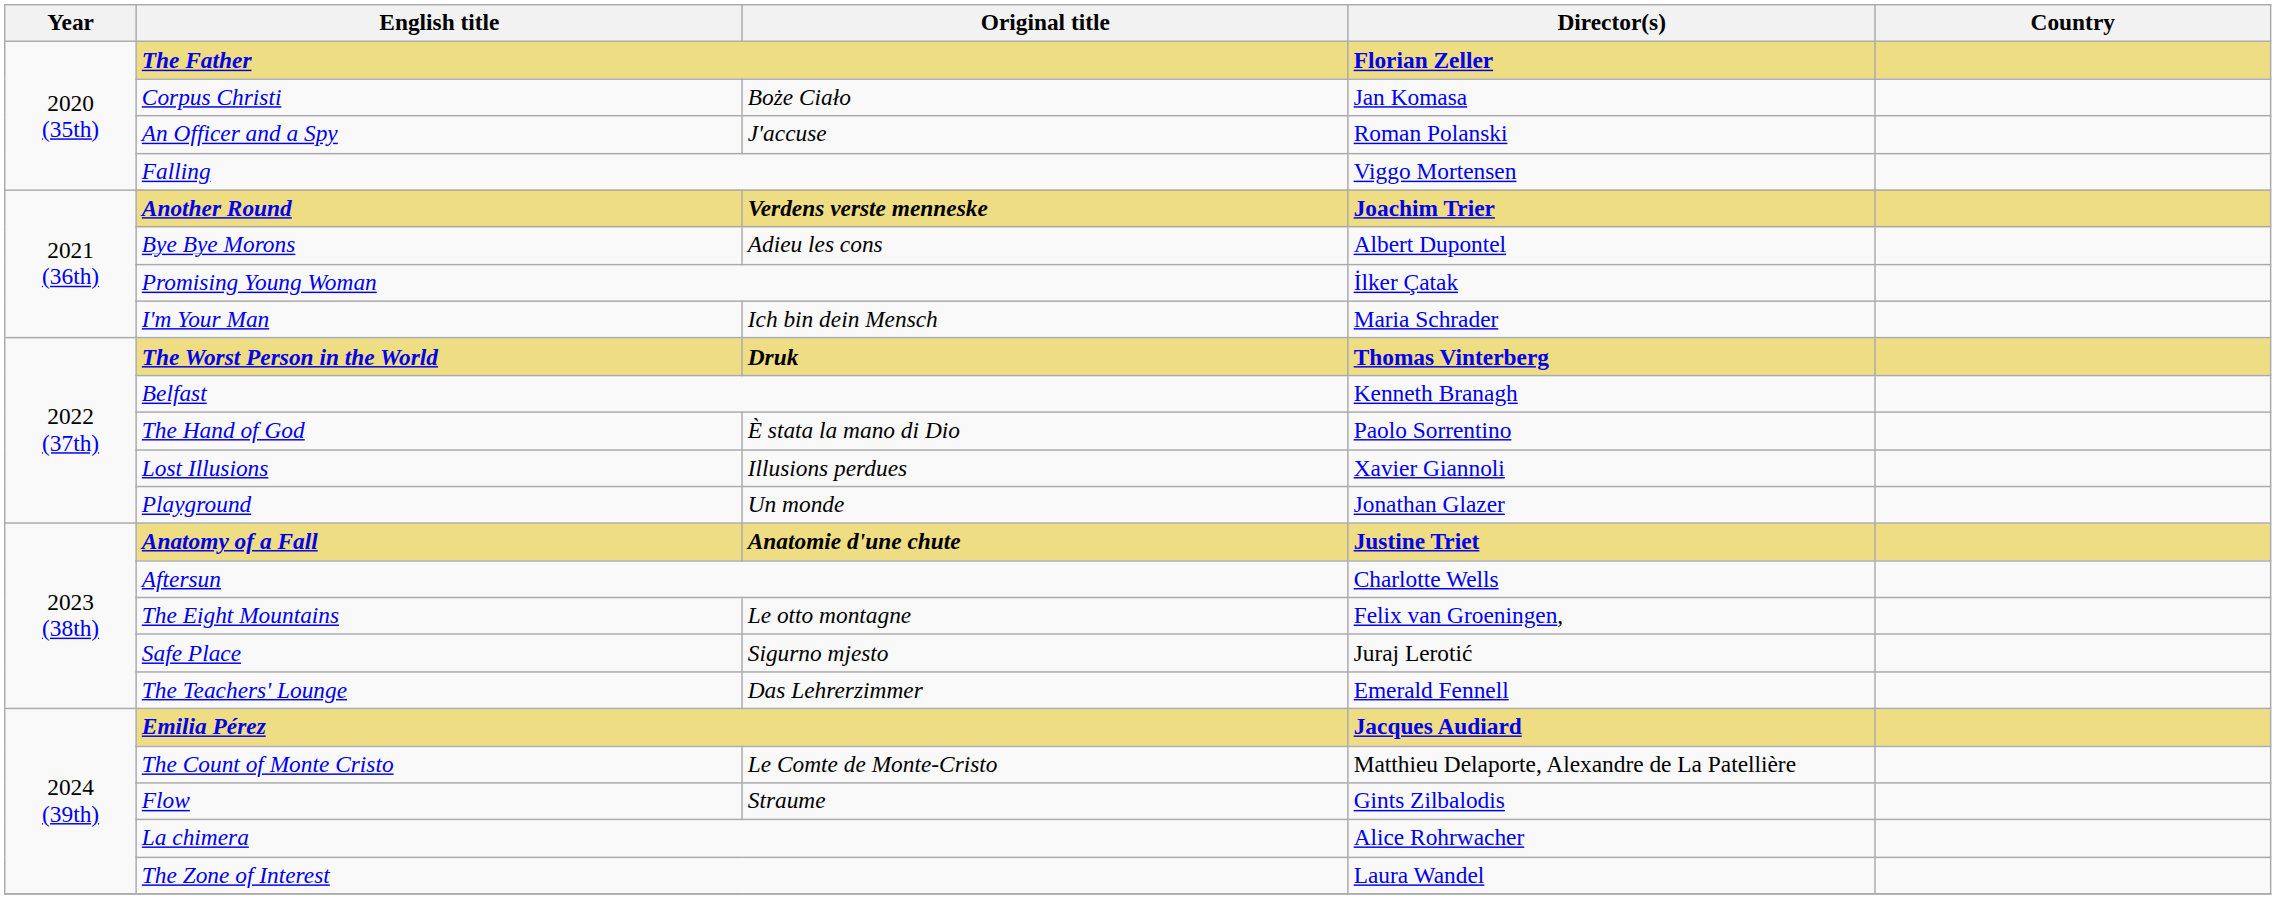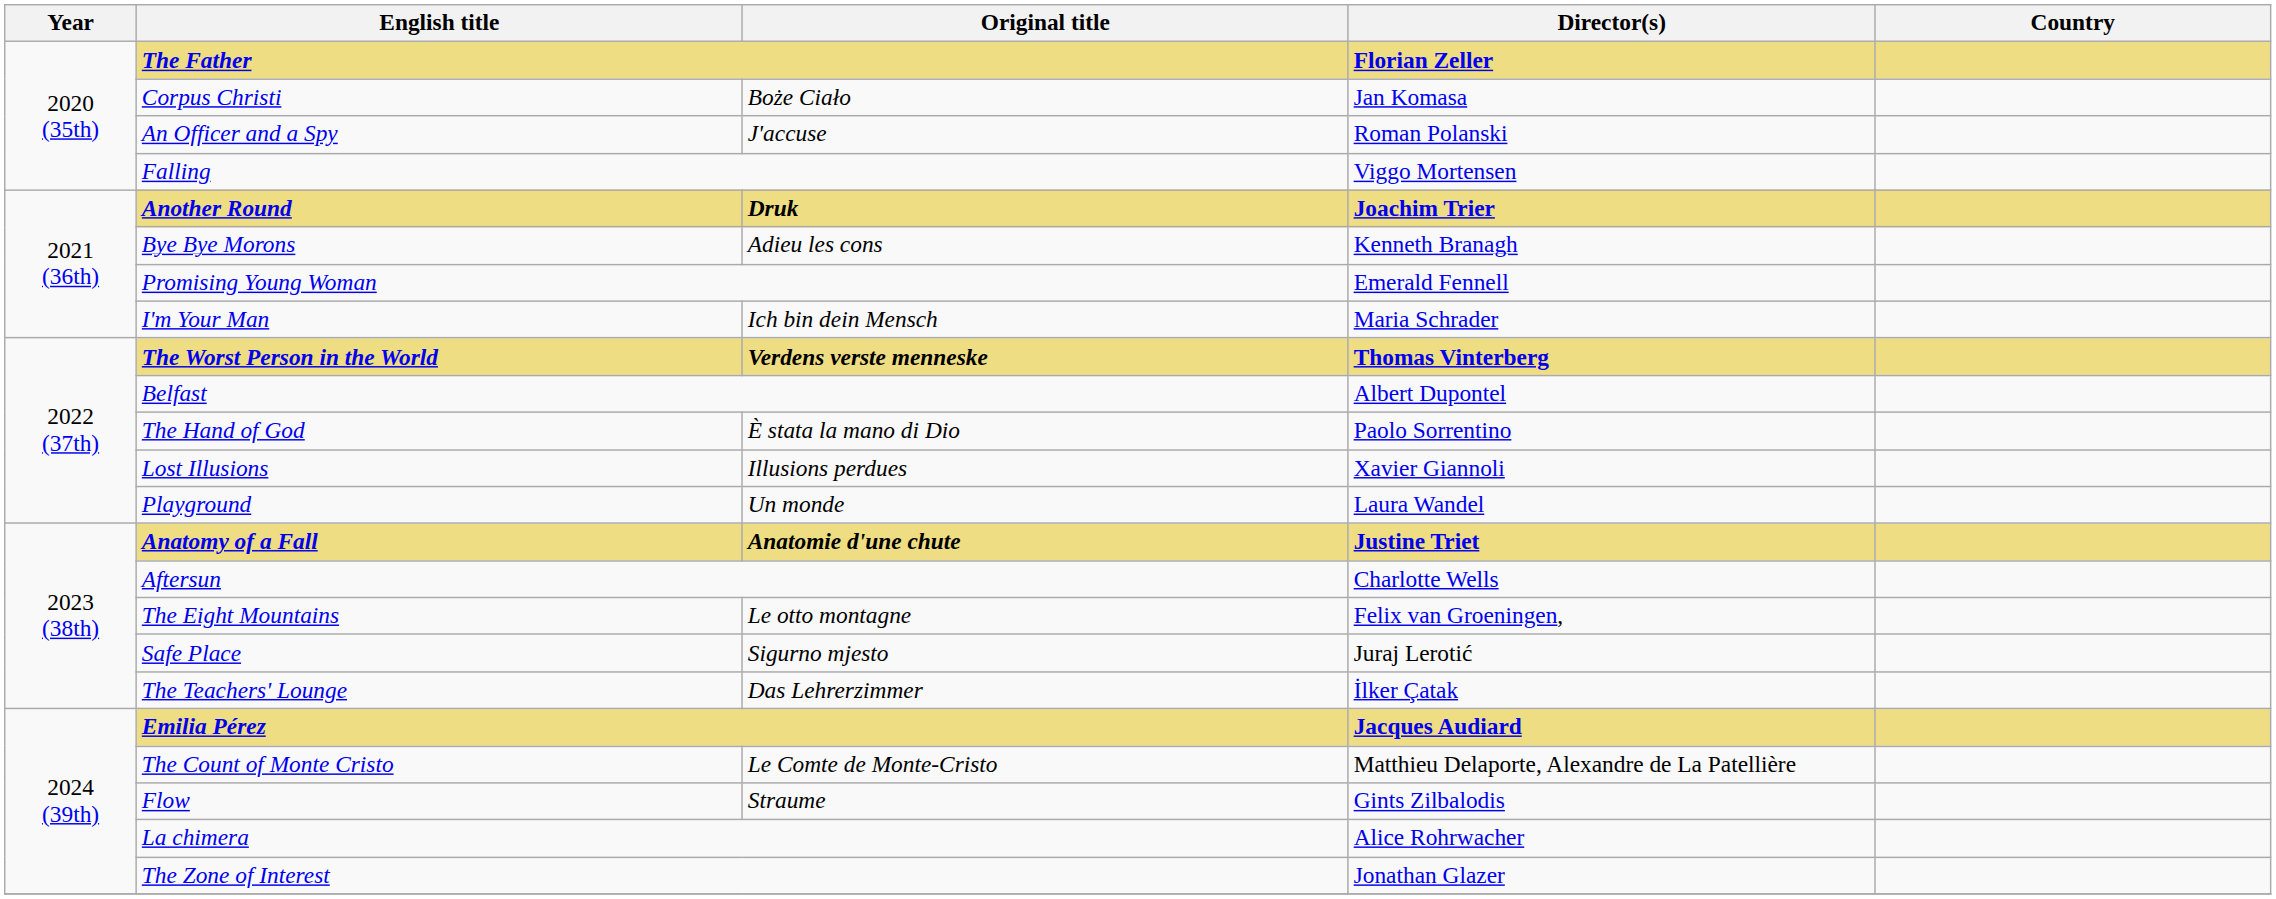(868, 208) Verdens verste menneske -> (773, 208) Druk
(1430, 245) Albert Dupontel -> (1436, 245) Kenneth Branagh
(1406, 282) İlker Çatak -> (1431, 282) Emerald Fennell
(773, 356) Druk -> (868, 356) Verdens verste menneske
(1436, 393) Kenneth Branagh -> (1430, 393) Albert Dupontel
(1429, 504) Jonathan Glazer -> (1419, 504) Laura Wandel
(1431, 689) Emerald Fennell -> (1406, 689) İlker Çatak
(1419, 875) Laura Wandel -> (1429, 875) Jonathan Glazer
